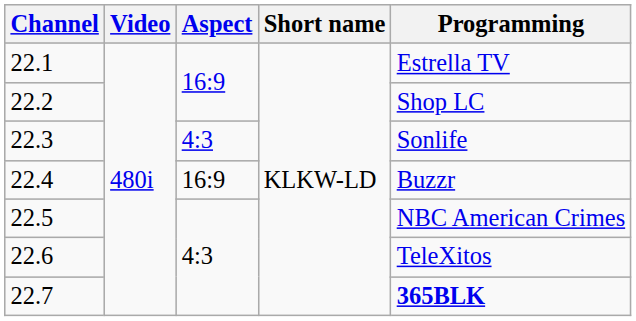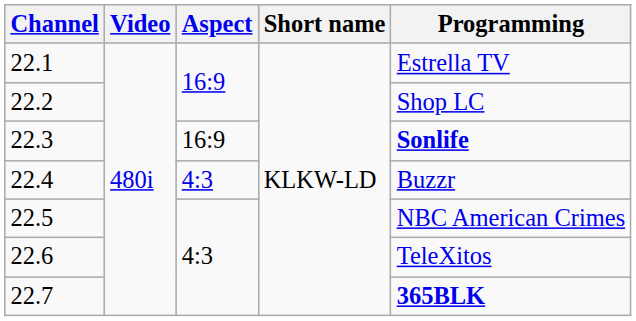(197, 140) 4:3 -> (203, 140) 16:9
(432, 140) normal -> (433, 140) bold
(203, 179) 16:9 -> (197, 179) 4:3
